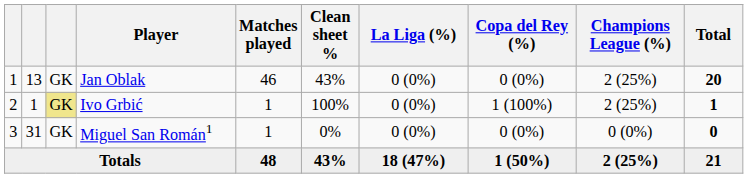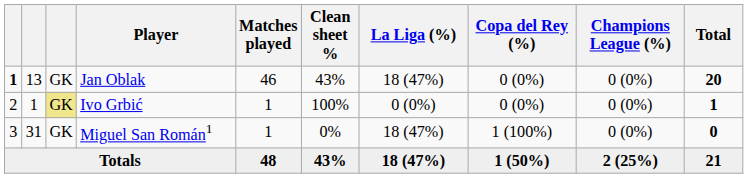(13, 79) normal -> (13, 79) bold
(413, 79) 0 (0%) -> (413, 79) 18 (47%)
(630, 79) 2 (25%) -> (630, 79) 0 (0%)
(522, 104) 1 (100%) -> (522, 104) 0 (0%)
(630, 104) 2 (25%) -> (630, 104) 0 (0%)
(413, 132) 0 (0%) -> (413, 132) 18 (47%)
(522, 132) 0 (0%) -> (522, 132) 1 (100%)
